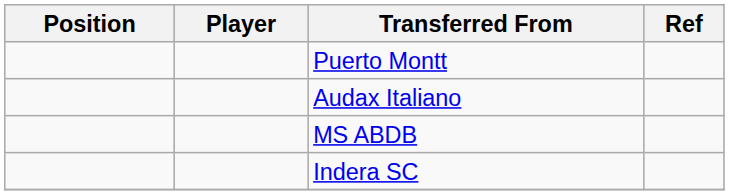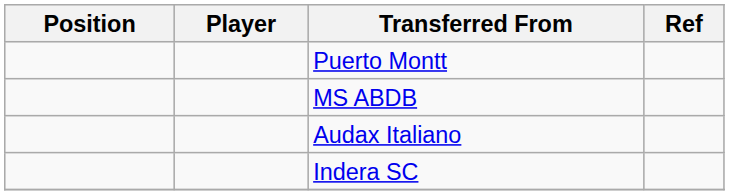rows swapped: (387, 98) <-> (365, 135)
